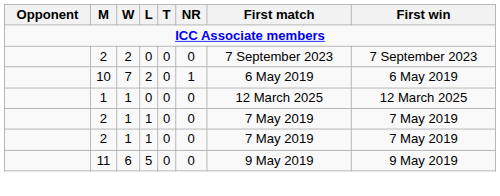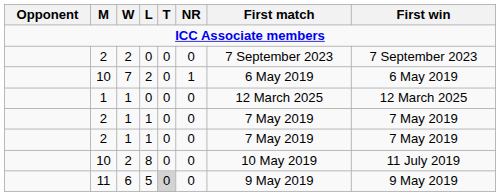+ row: (103, 160)
(167, 160) no background -> (167, 181) lightgrey background
